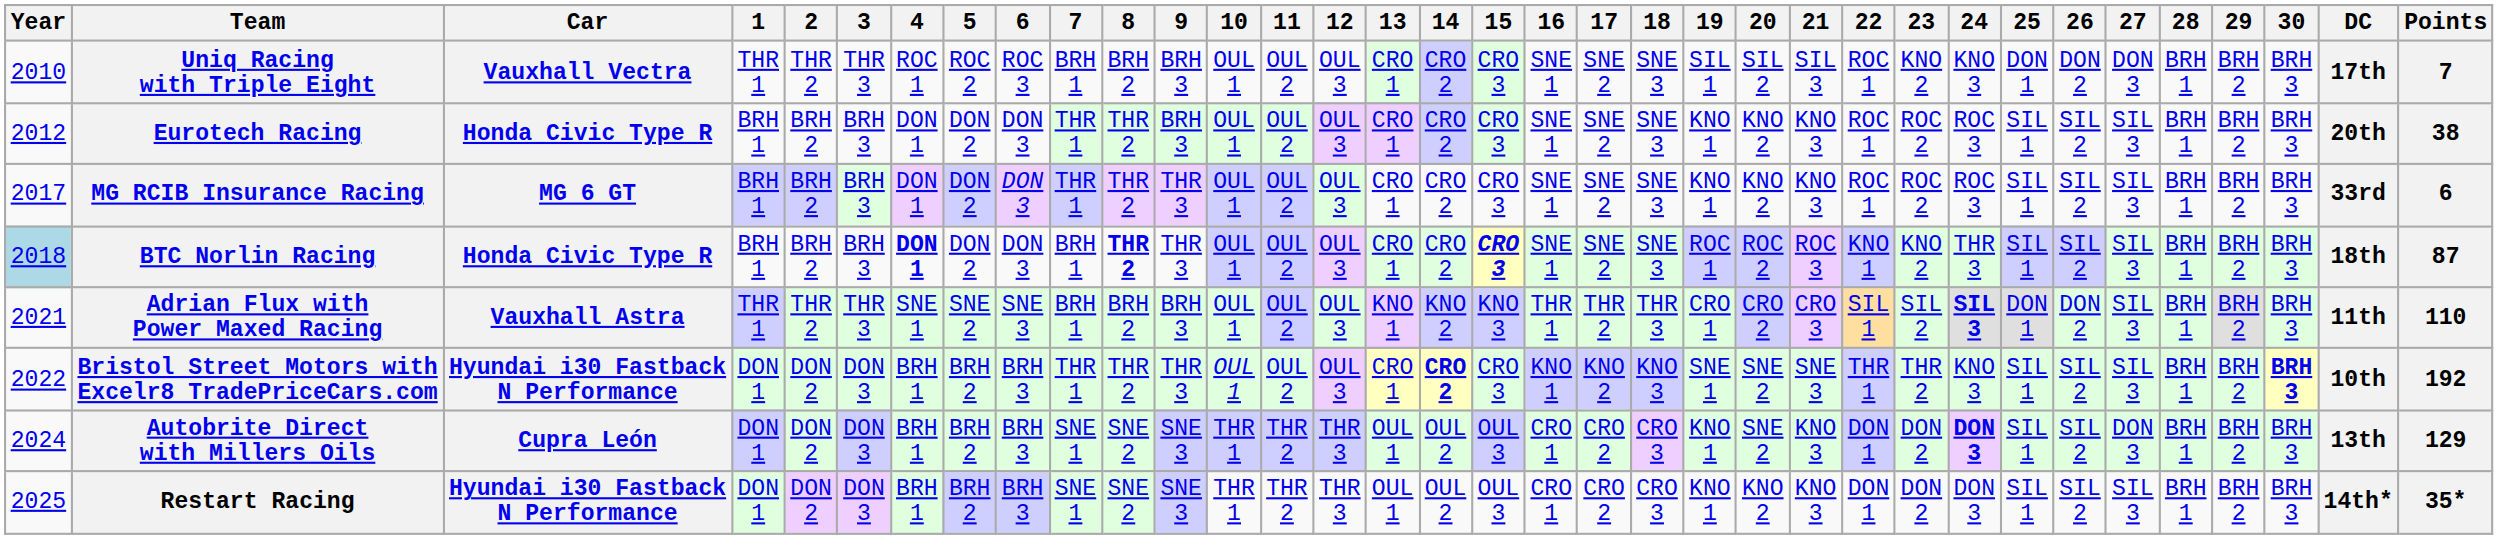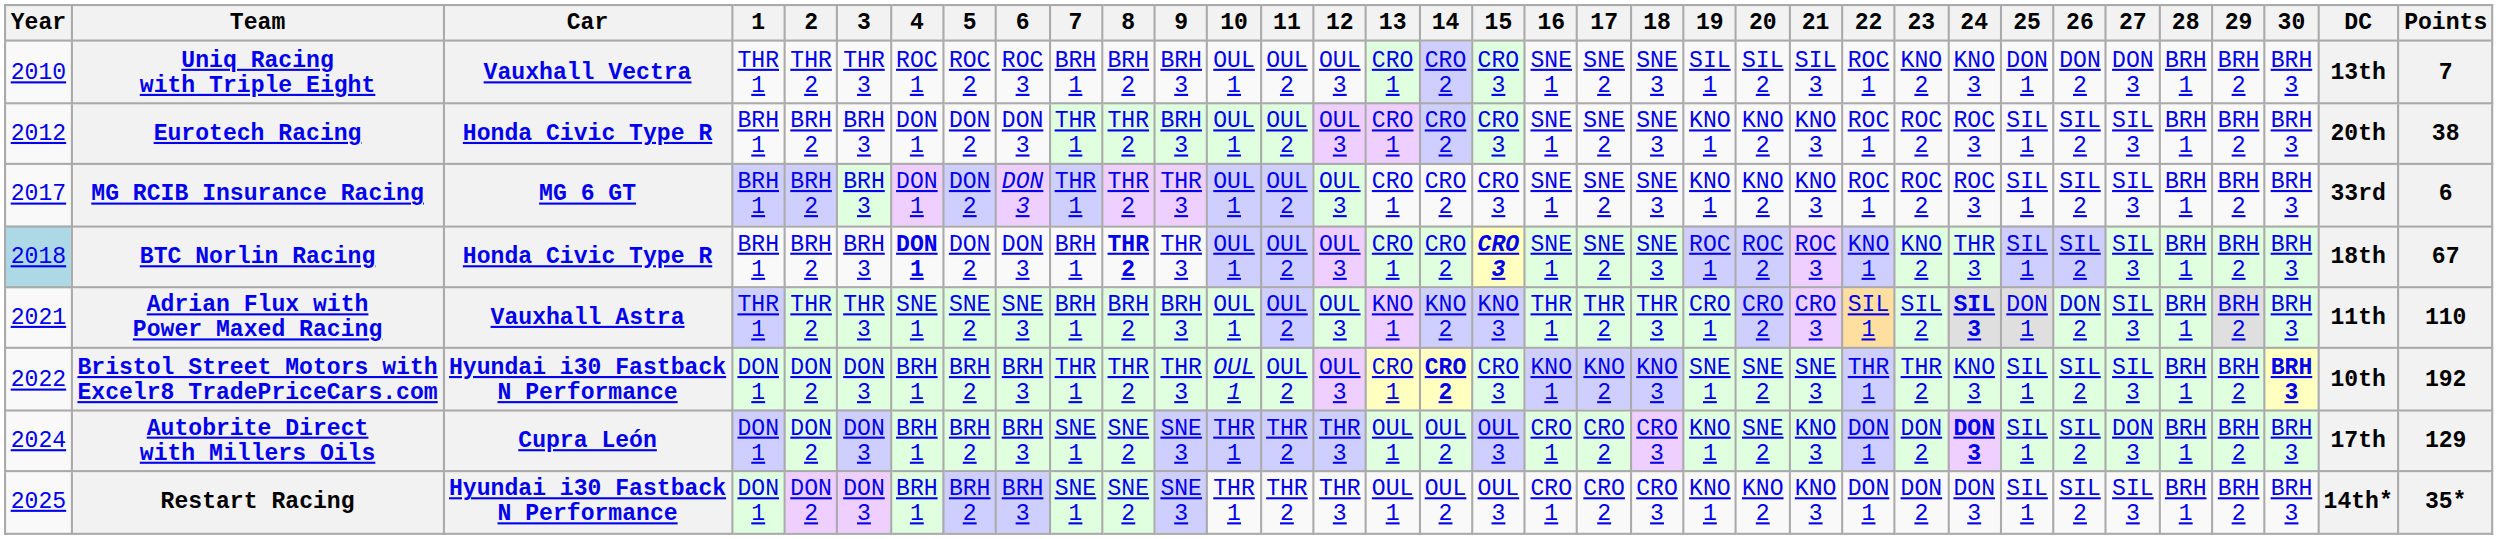(2358, 72) 17th -> (2358, 72) 13th
(2446, 257) 87 -> (2446, 257) 67
(2358, 441) 13th -> (2358, 441) 17th
